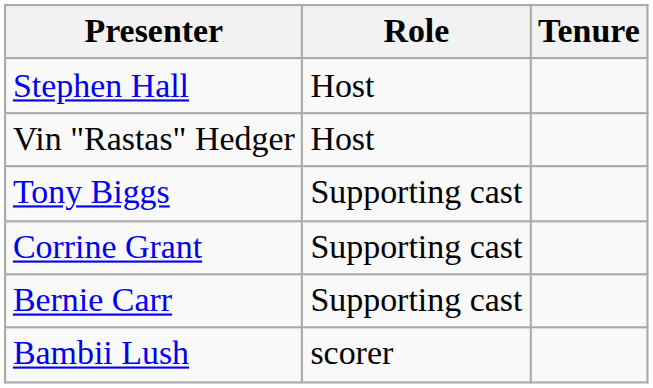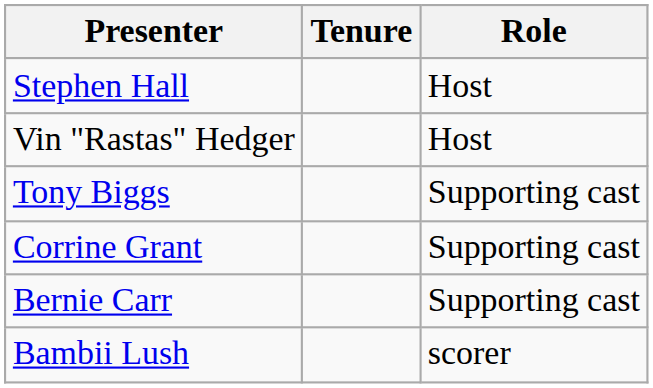columns swapped: (416, 31) <-> (589, 31)
